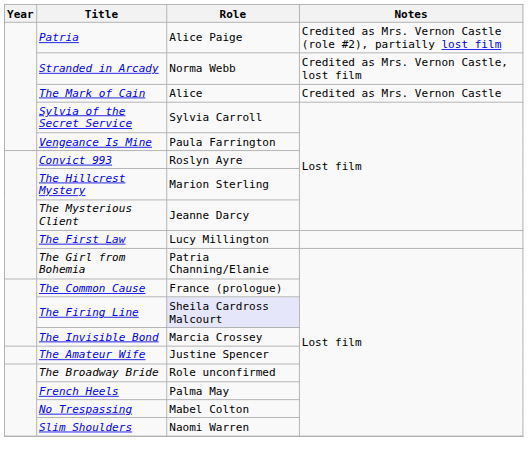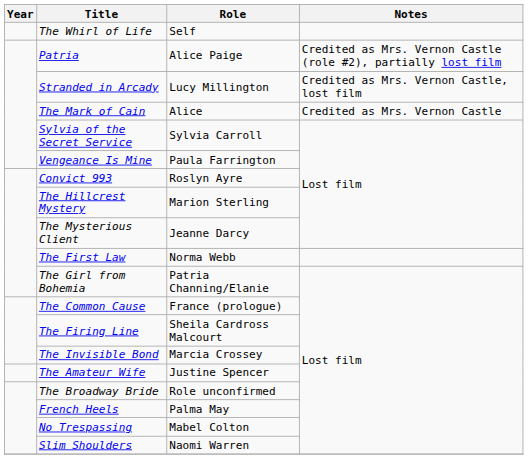+ row: (95, 31)
(203, 69) Norma Webb -> (219, 87) Lucy Millington
(219, 239) Lucy Millington -> (203, 257) Norma Webb
(219, 312) lavender background -> (219, 330) no background
